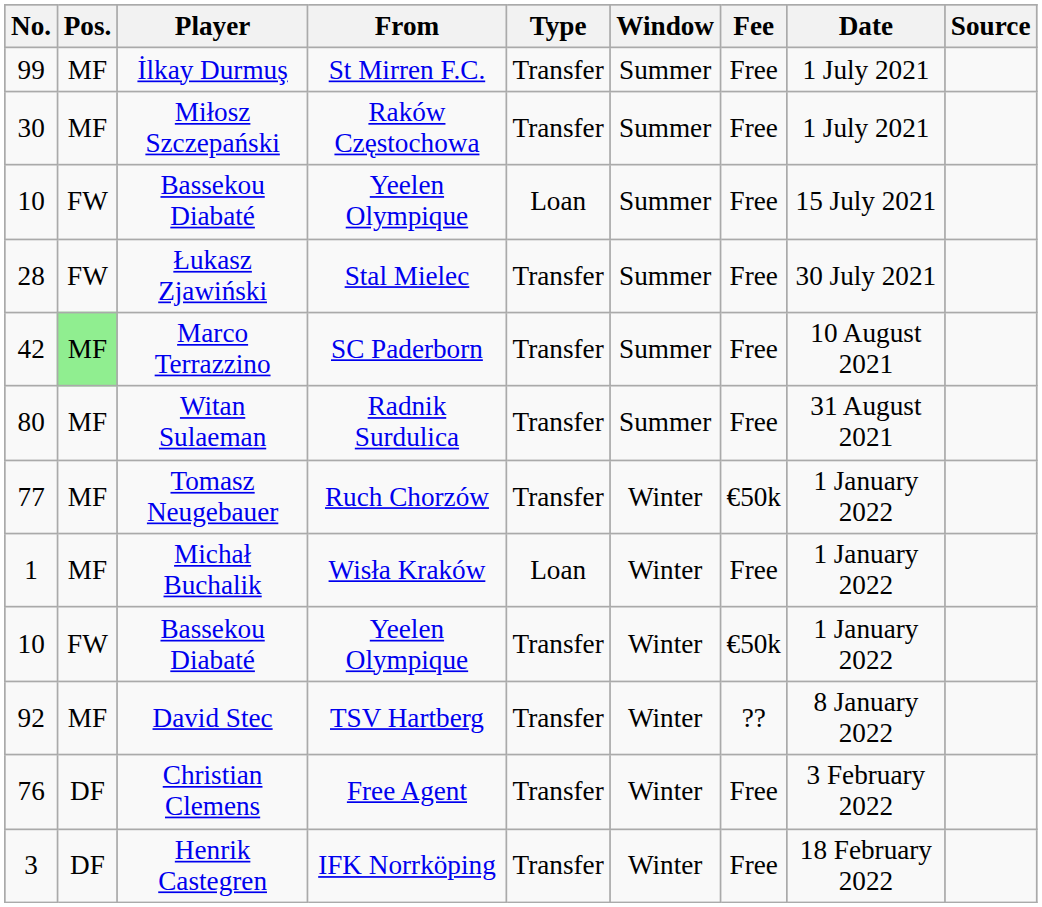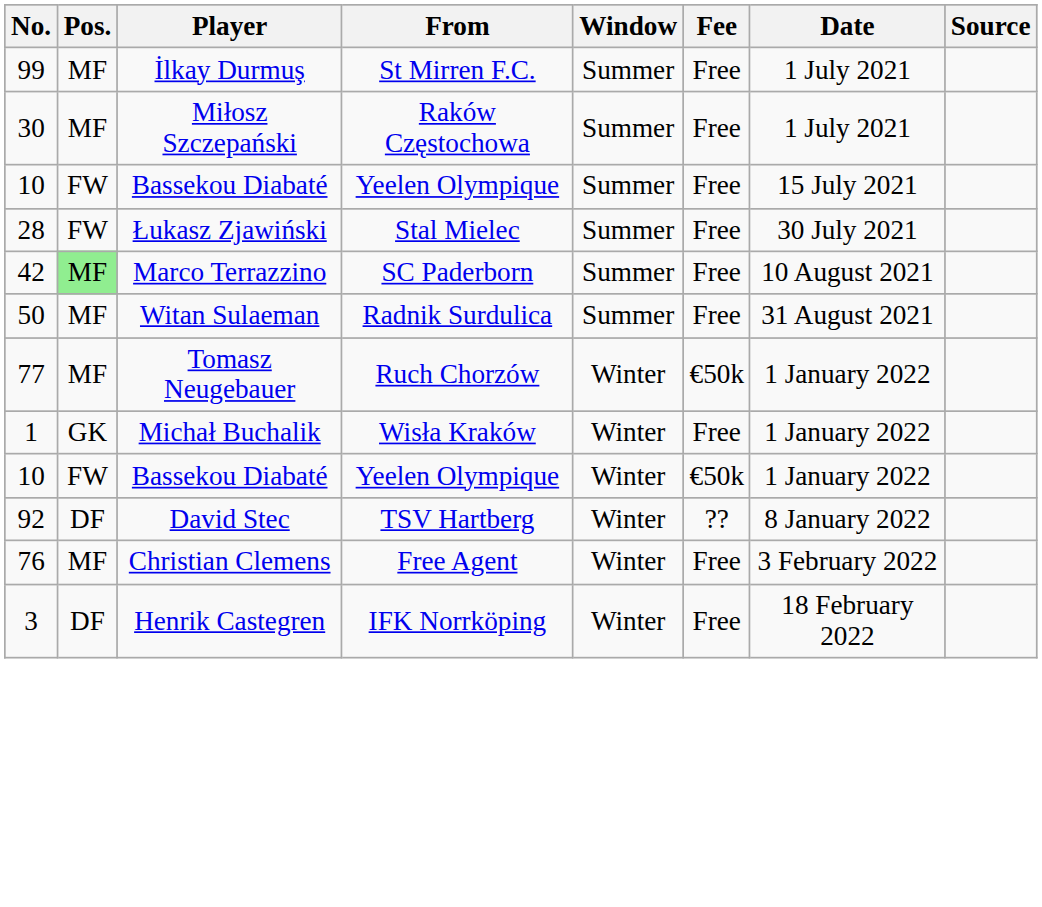- column: (558, 26)
(31, 422) 80 -> (31, 315) 50
(88, 570) MF -> (87, 432) GK
(88, 717) MF -> (87, 518) DF
(87, 791) DF -> (88, 561) MF
